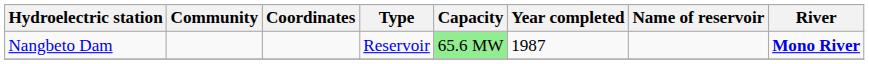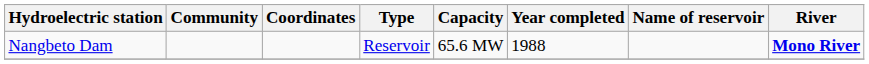(471, 45) lightgreen background -> (471, 45) no background
(528, 45) 1987 -> (528, 45) 1988
